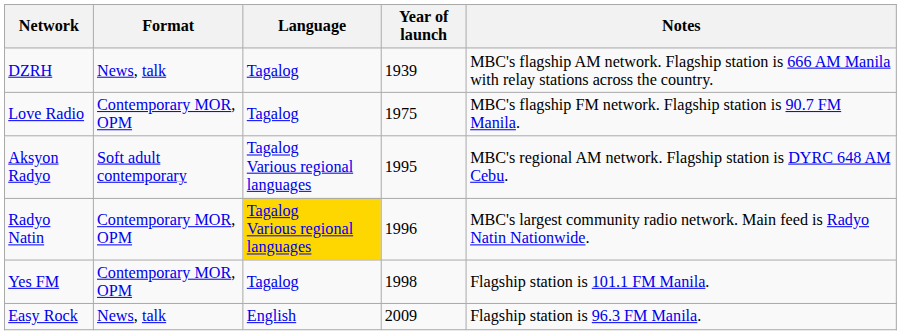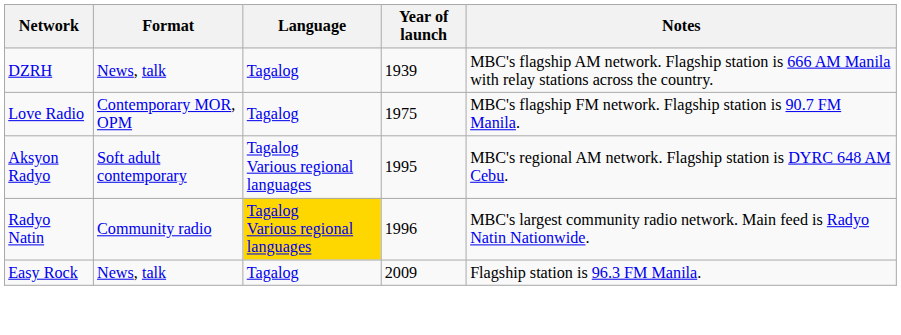(166, 228) Contemporary MOR, OPM -> (154, 228) Community radio
- row: (34, 281)
(271, 316) English -> (273, 272) Tagalog
